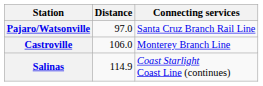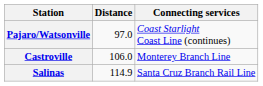(196, 28) Santa Cruz Branch Rail Line -> (184, 34) Coast Starlight Coast Line (continues)
(184, 67) Coast Starlight Coast Line (continues) -> (196, 72) Santa Cruz Branch Rail Line
